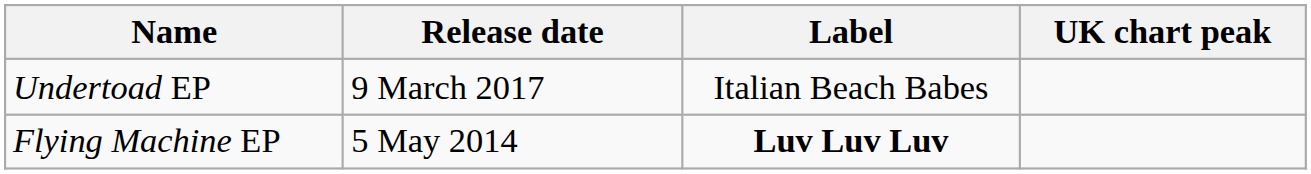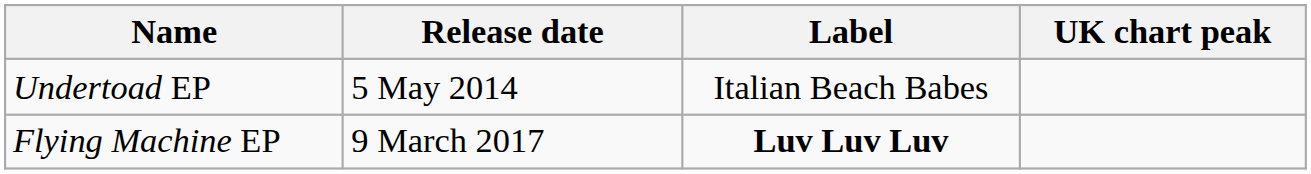(448, 86) 9 March 2017 -> (434, 86) 5 May 2014
(434, 140) 5 May 2014 -> (448, 140) 9 March 2017
